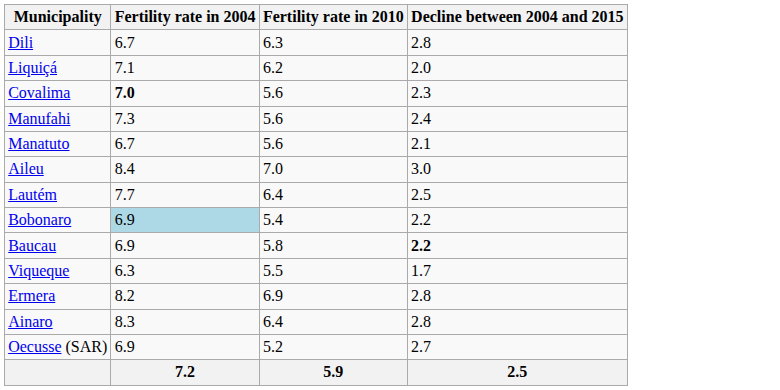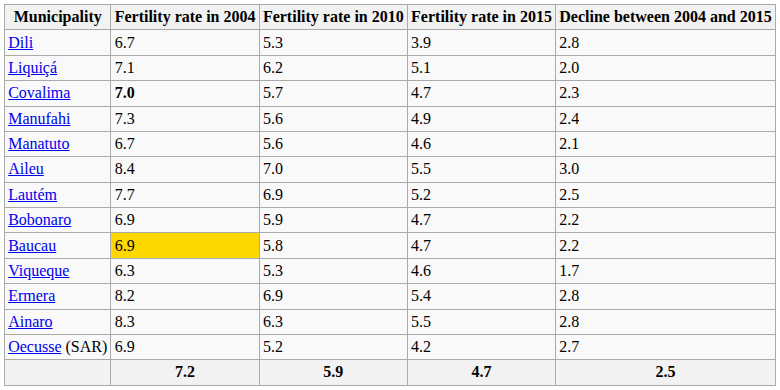+ column: (482, 17)
(273, 42) 6.3 -> (273, 42) 5.3
(273, 93) 5.6 -> (273, 93) 5.7
(273, 194) 6.4 -> (273, 194) 6.9
(125, 220) lightblue background -> (125, 220) no background
(273, 220) 5.4 -> (273, 220) 5.9
(125, 245) no background -> (125, 245) gold background
(421, 245) bold -> (569, 245) normal
(273, 270) 5.5 -> (273, 270) 5.3
(273, 321) 6.4 -> (273, 321) 6.3
